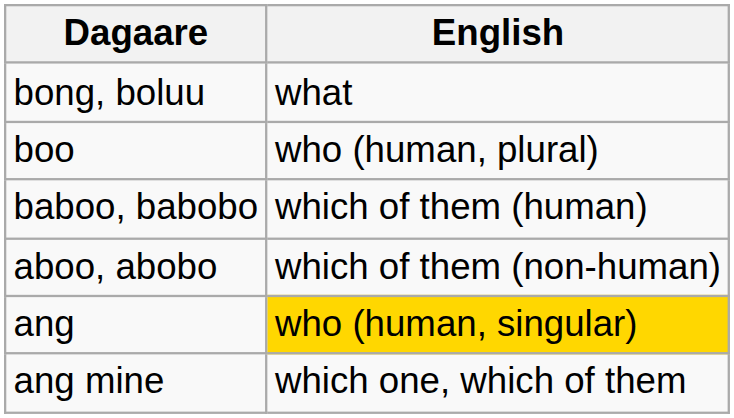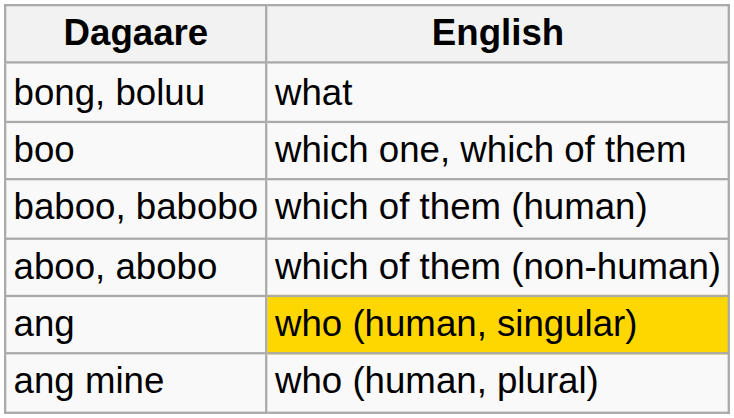(437, 149) who (human, plural) -> (481, 149) which one, which of them
(481, 382) which one, which of them -> (437, 382) who (human, plural)
